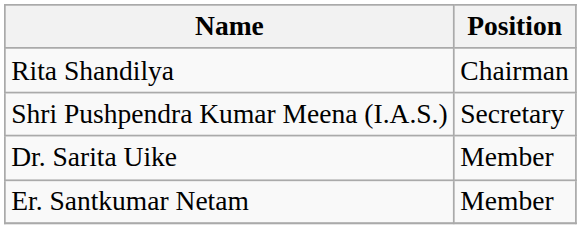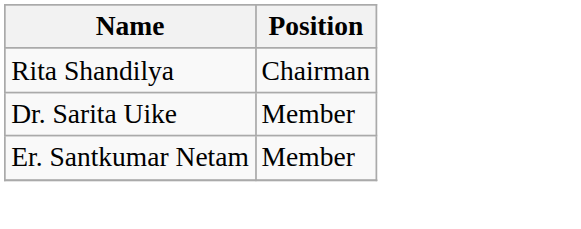- row: (229, 113)
